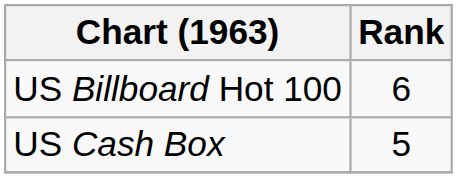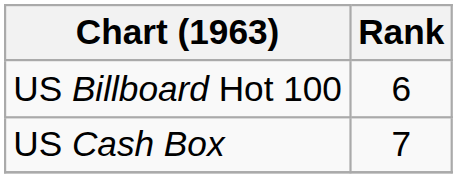(401, 144) 5 -> (401, 144) 7
